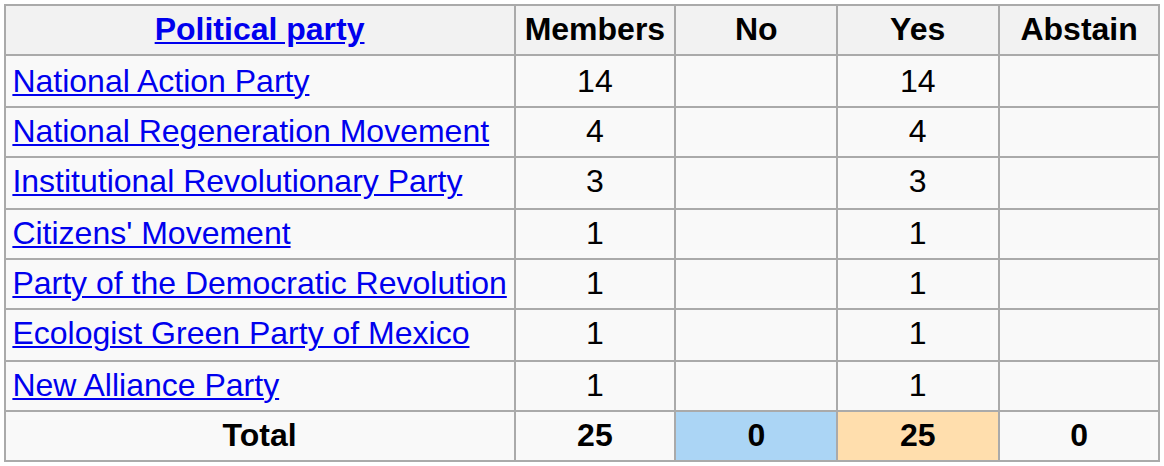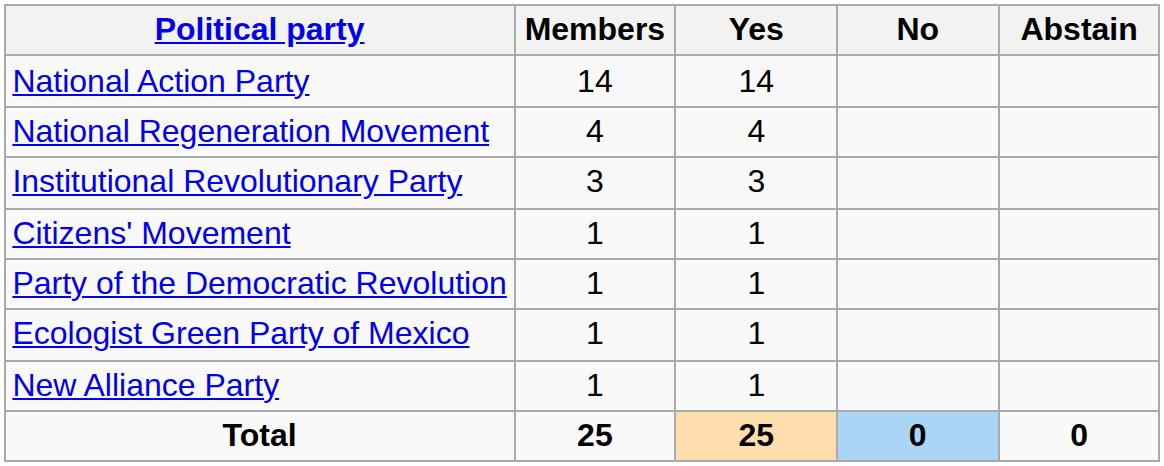columns swapped: (918, 29) <-> (756, 29)
